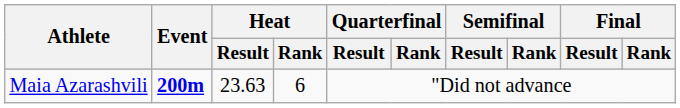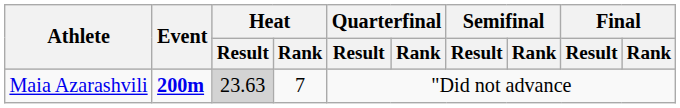(243, 86) no background -> (243, 86) lightgrey background
(300, 86) 6 -> (300, 86) 7
